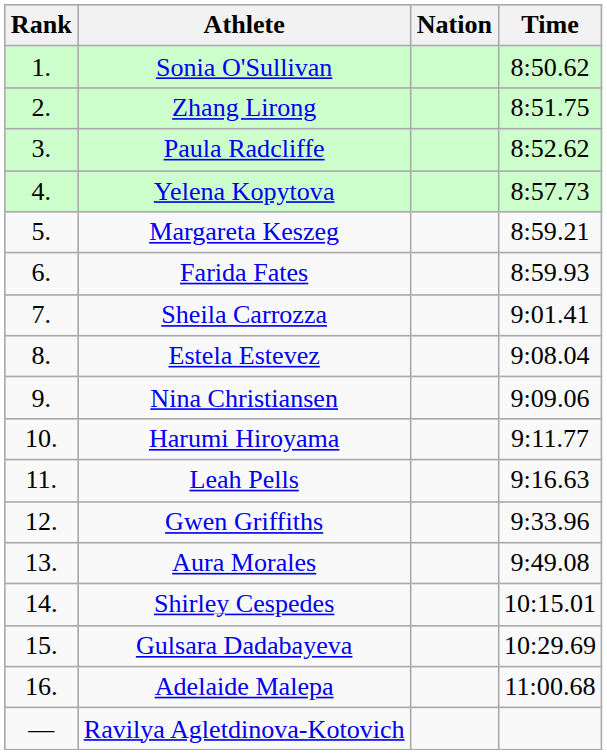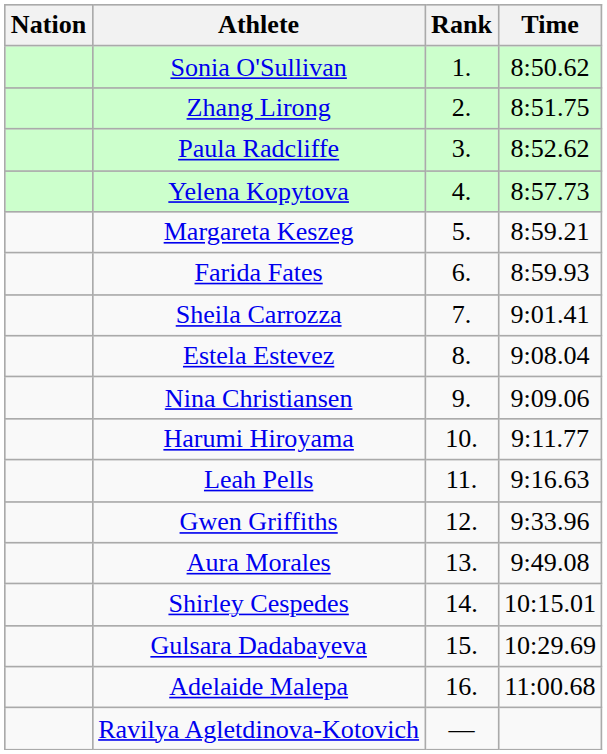columns swapped: (41, 25) <-> (454, 25)
